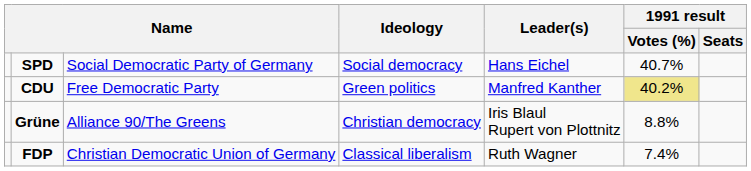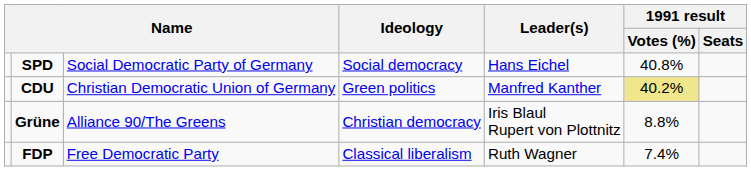(662, 64) 40.7% -> (662, 64) 40.8%
(143, 88) Free Democratic Party -> (201, 88) Christian Democratic Union of Germany
(201, 154) Christian Democratic Union of Germany -> (143, 154) Free Democratic Party
